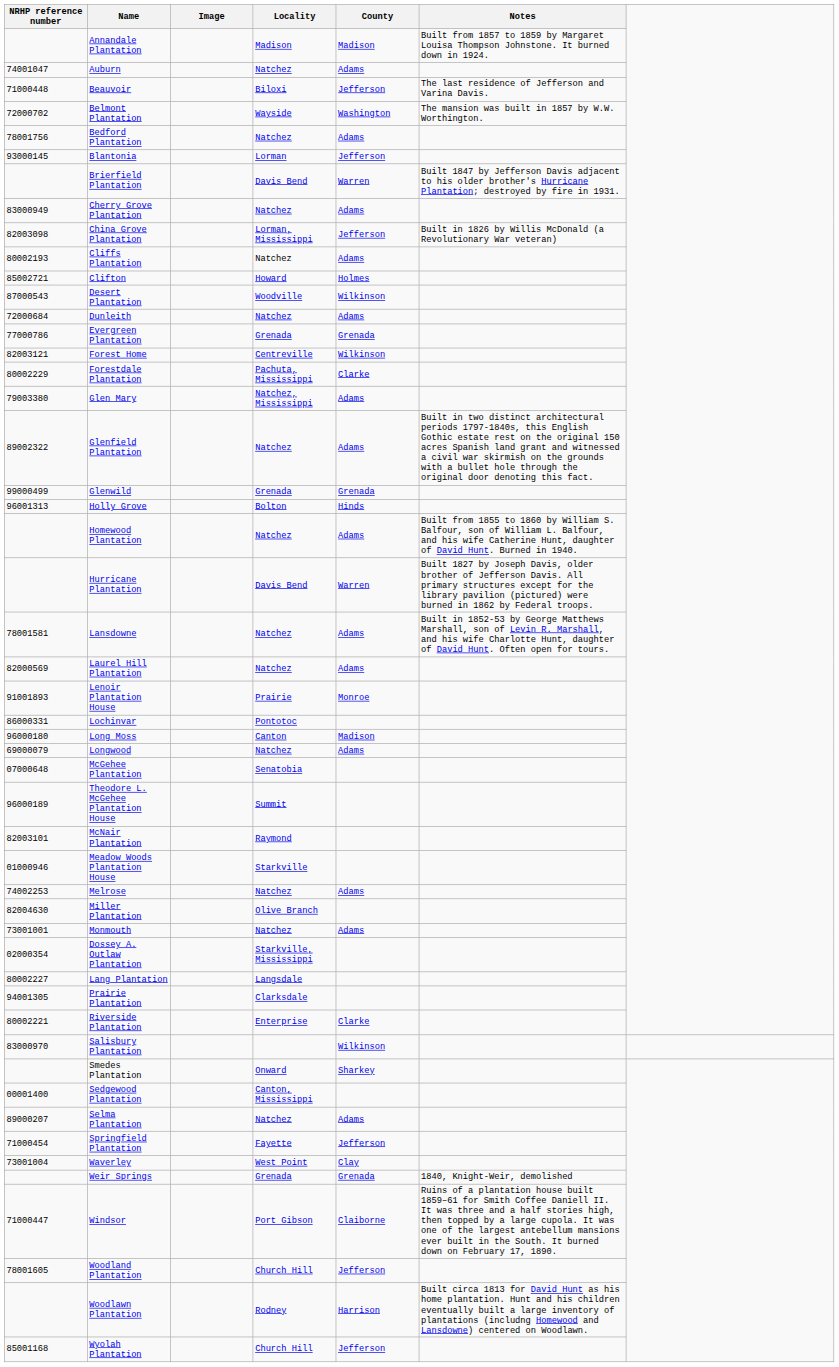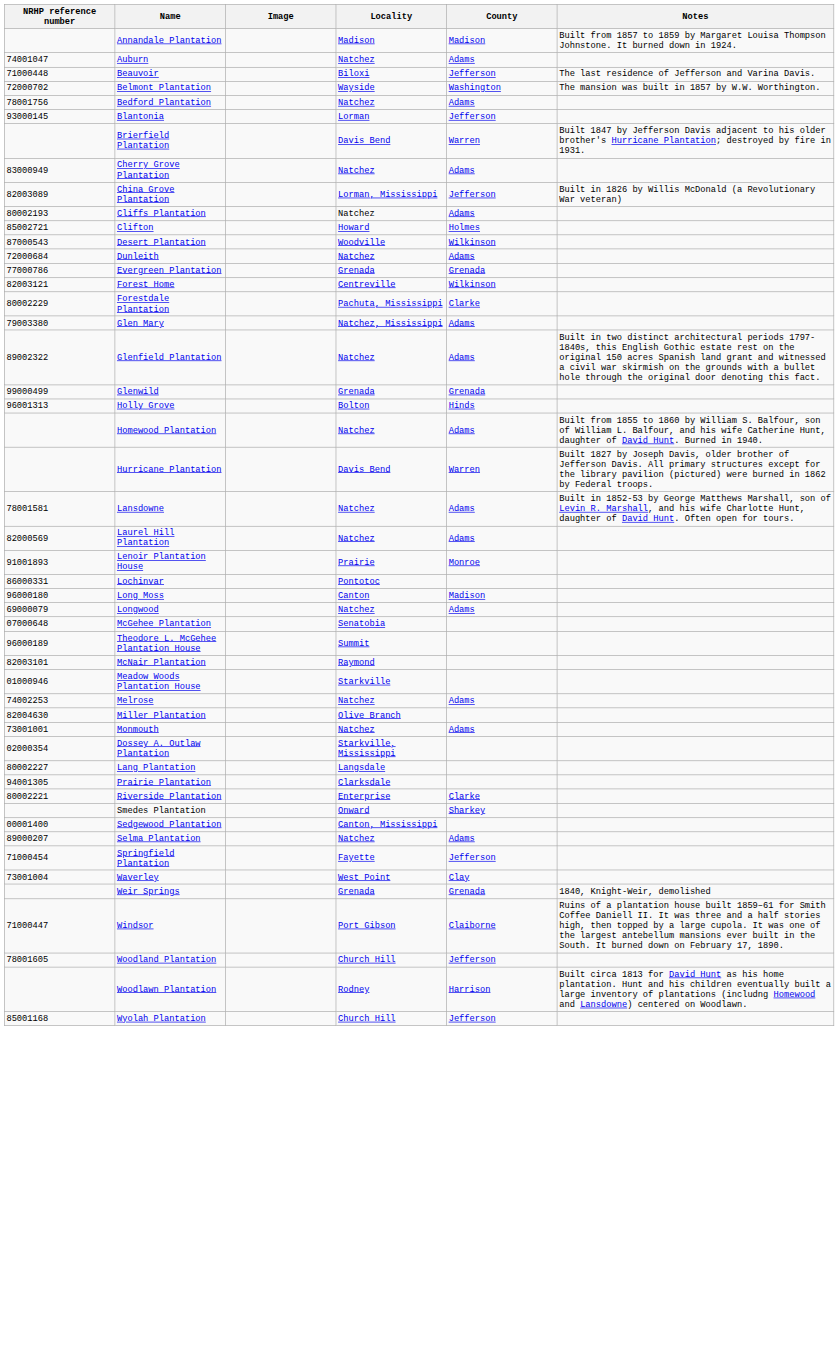(27, 235) 82003098 -> (27, 194) 82003089
- row: (115, 1047)
